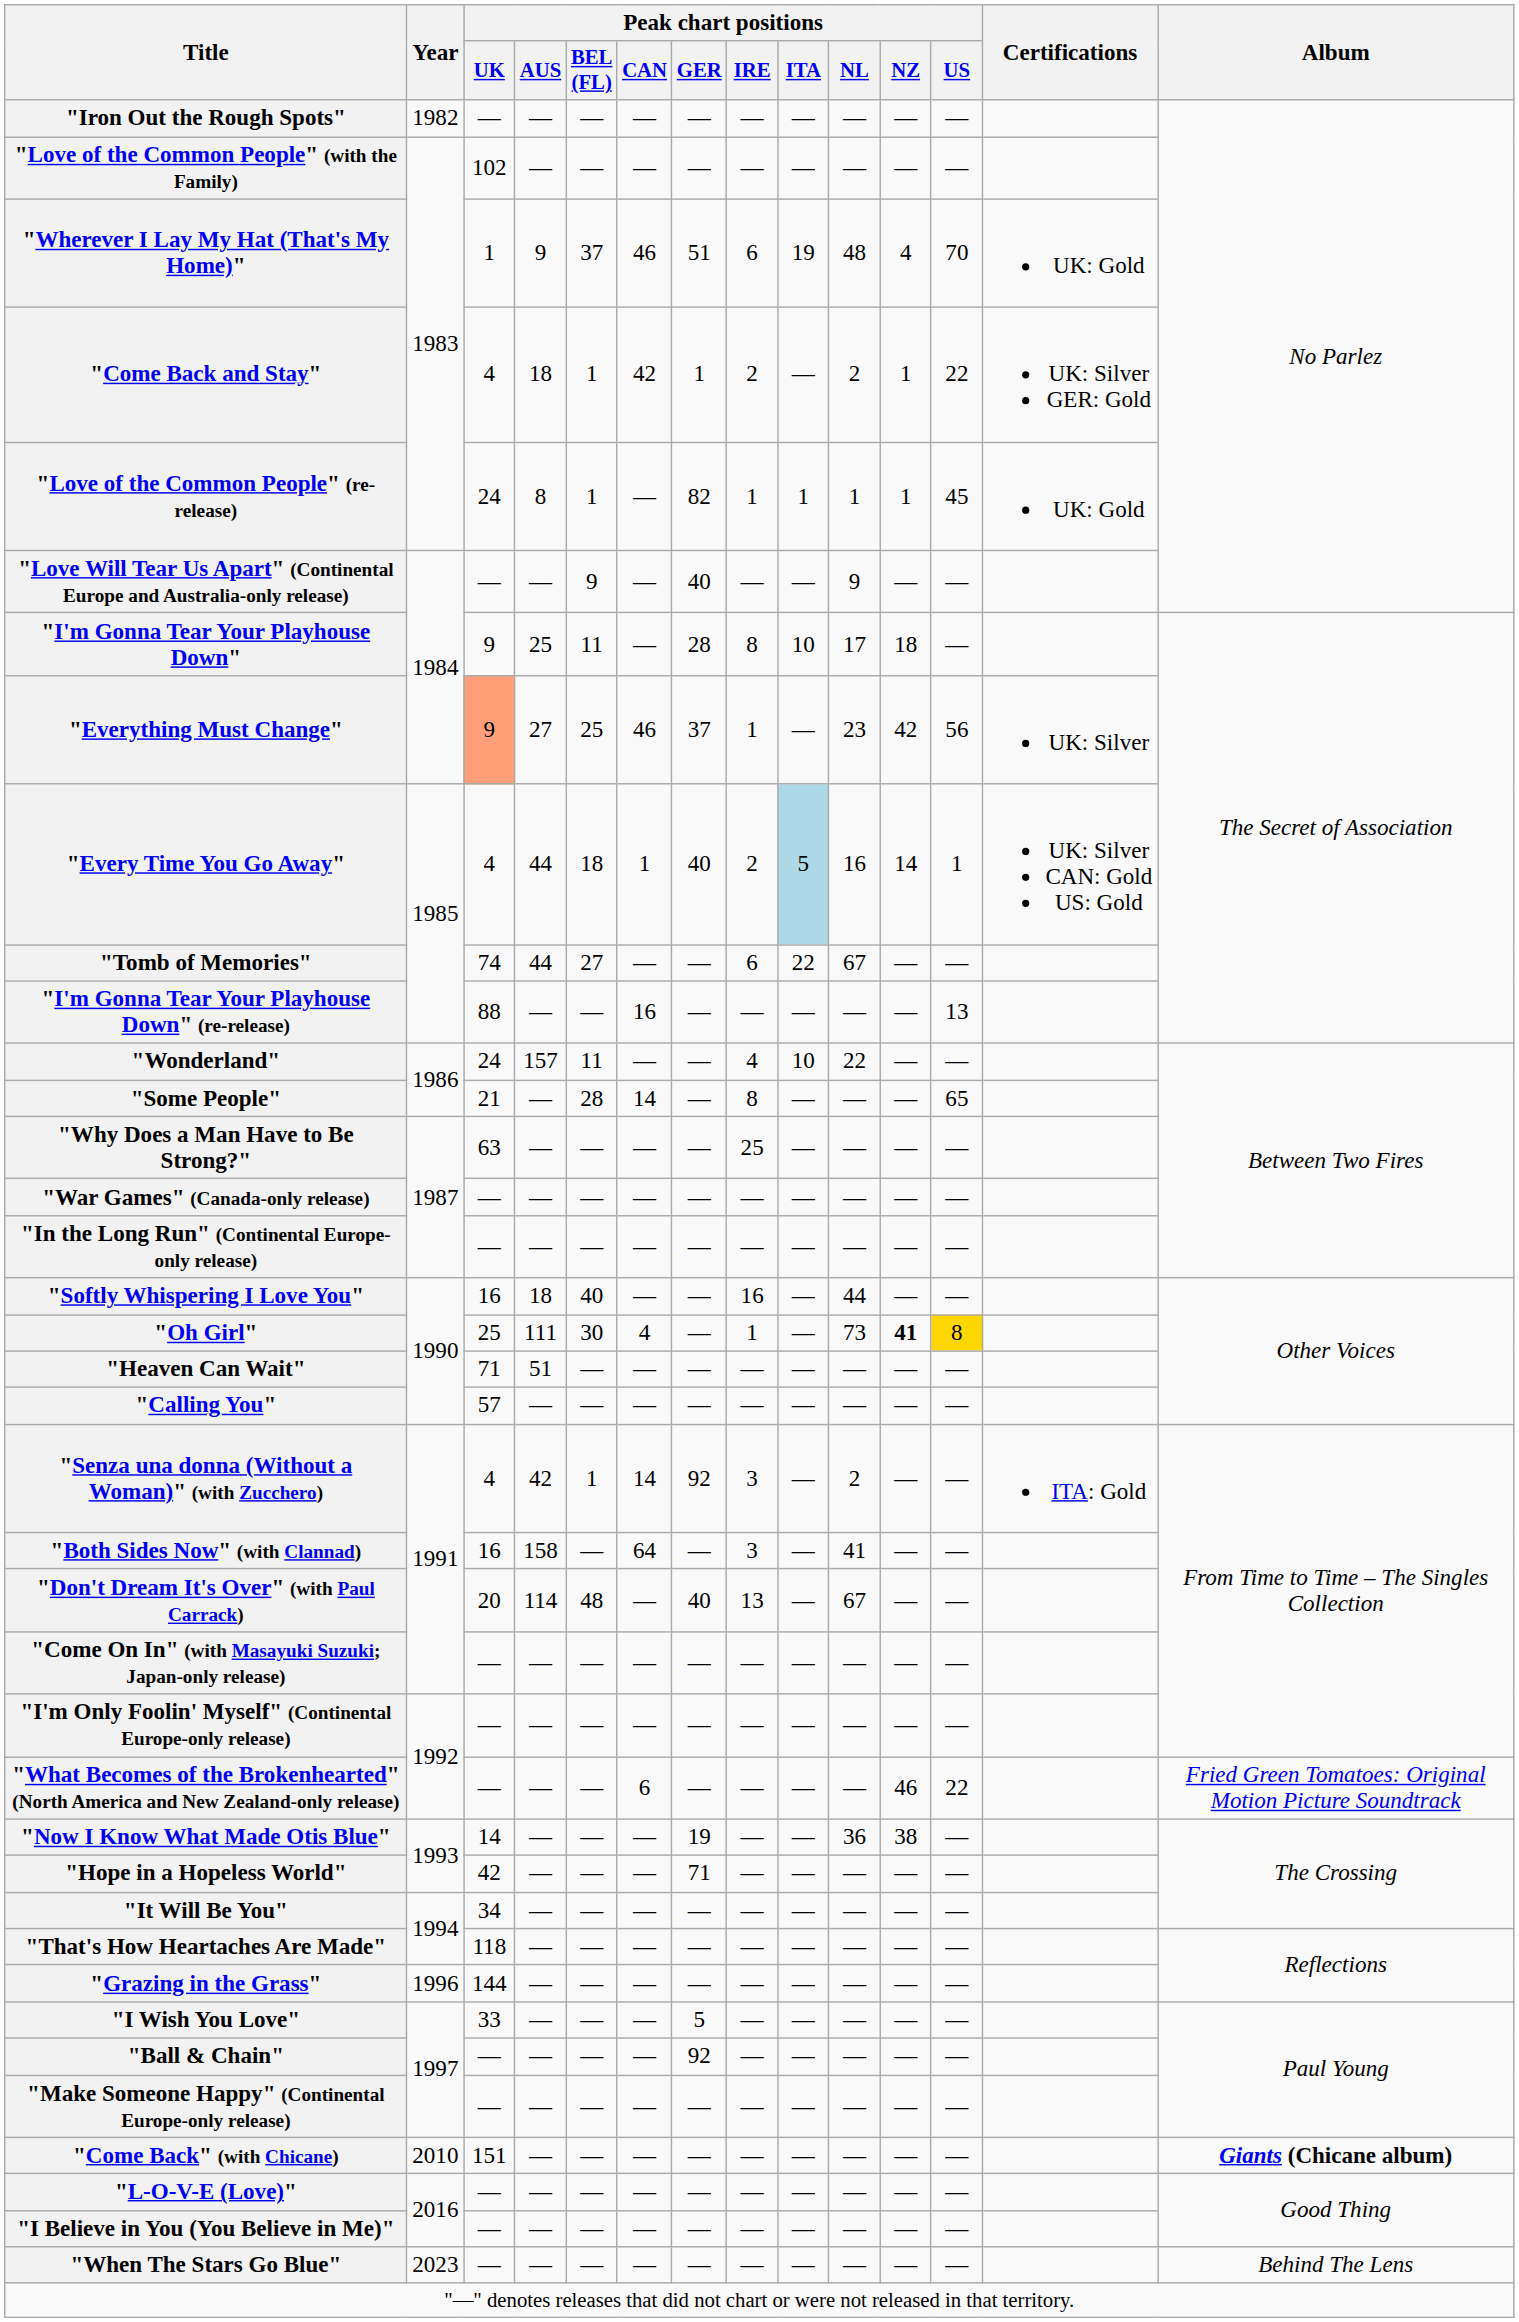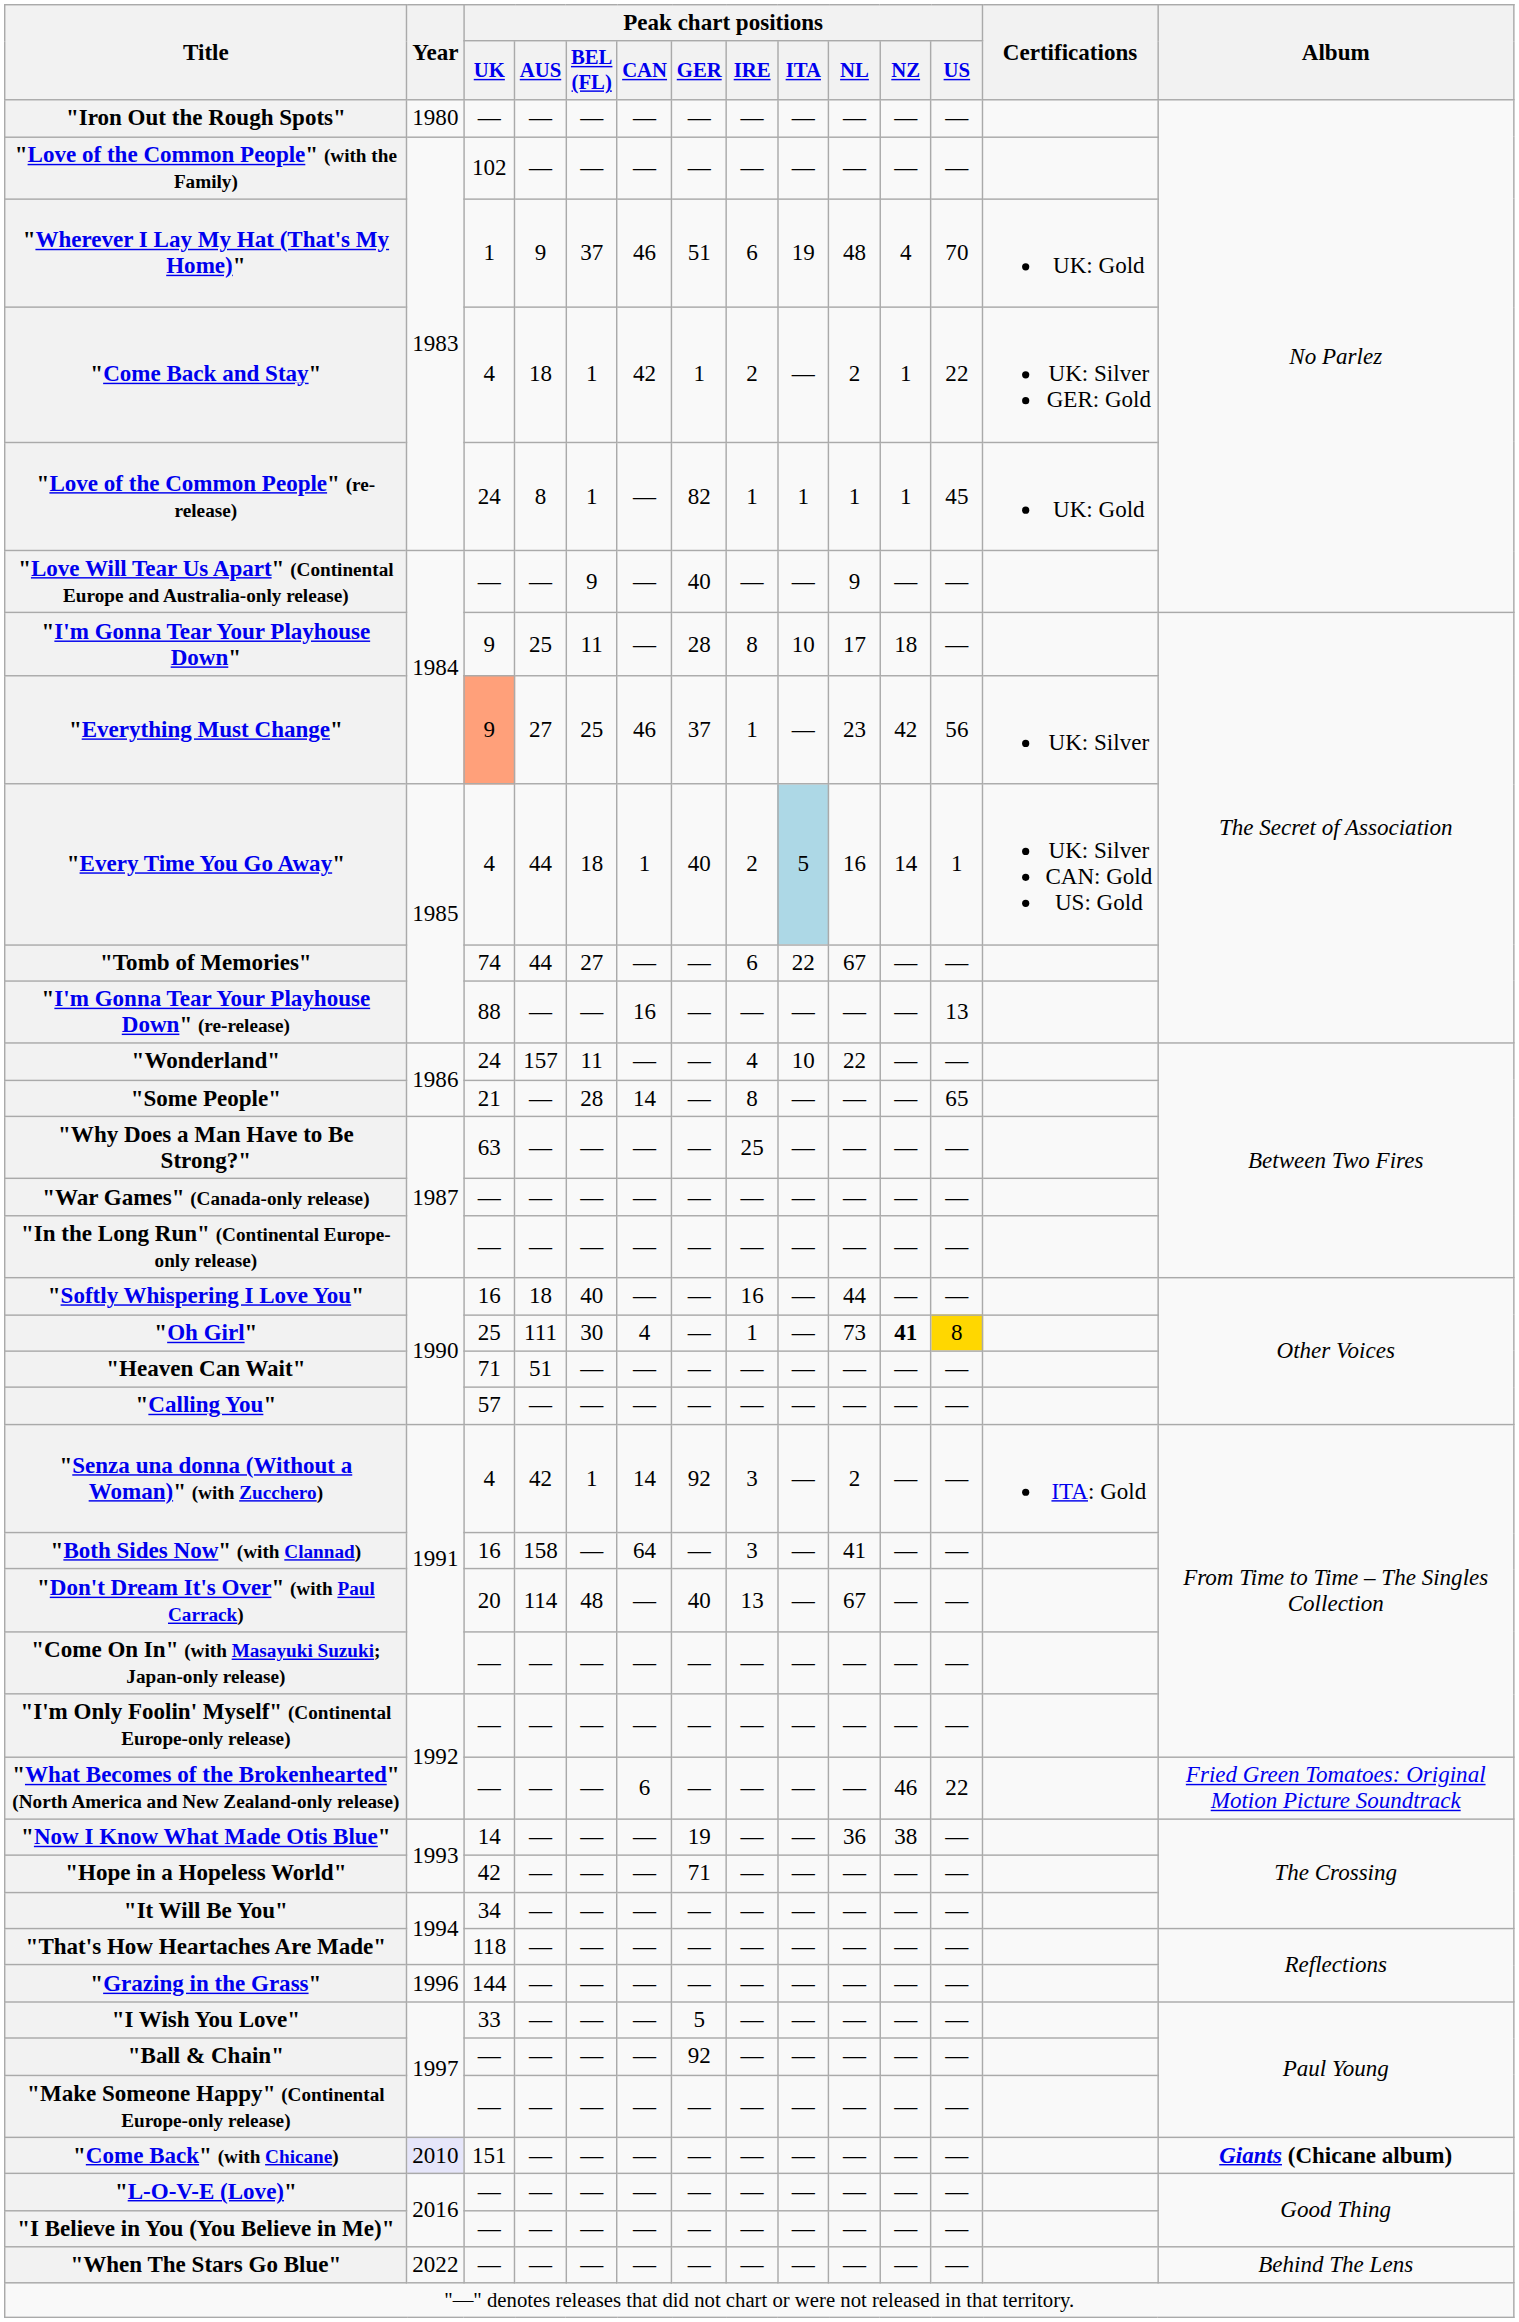(435, 117) 1982 -> (435, 117) 1980
(435, 2155) no background -> (435, 2155) lavender background
(435, 2264) 2023 -> (435, 2264) 2022
